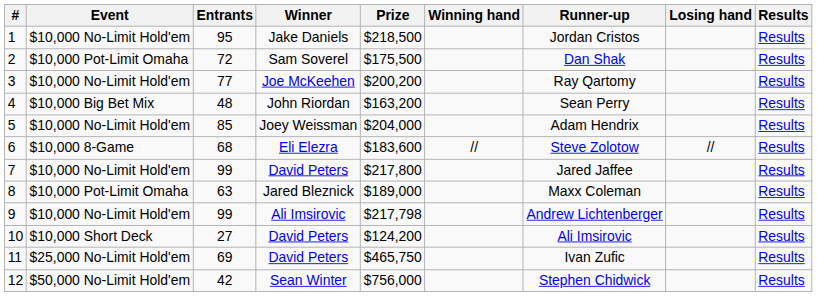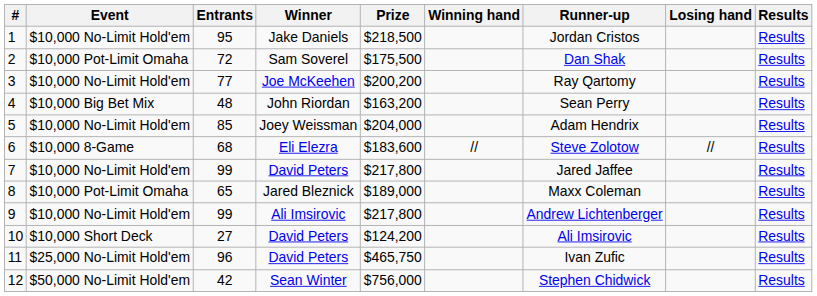(225, 192) 63 -> (225, 192) 65
(393, 214) $217,798 -> (393, 214) $217,800
(225, 258) 69 -> (225, 258) 96
